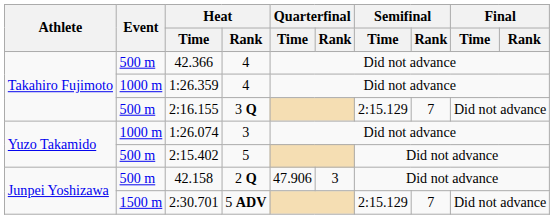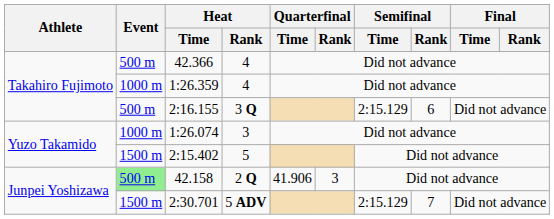(431, 109) 7 -> (431, 109) 6
(137, 156) 500 m -> (141, 156) 1500 m
(137, 179) no background -> (137, 179) lightgreen background
(292, 179) 47.906 -> (292, 179) 41.906
